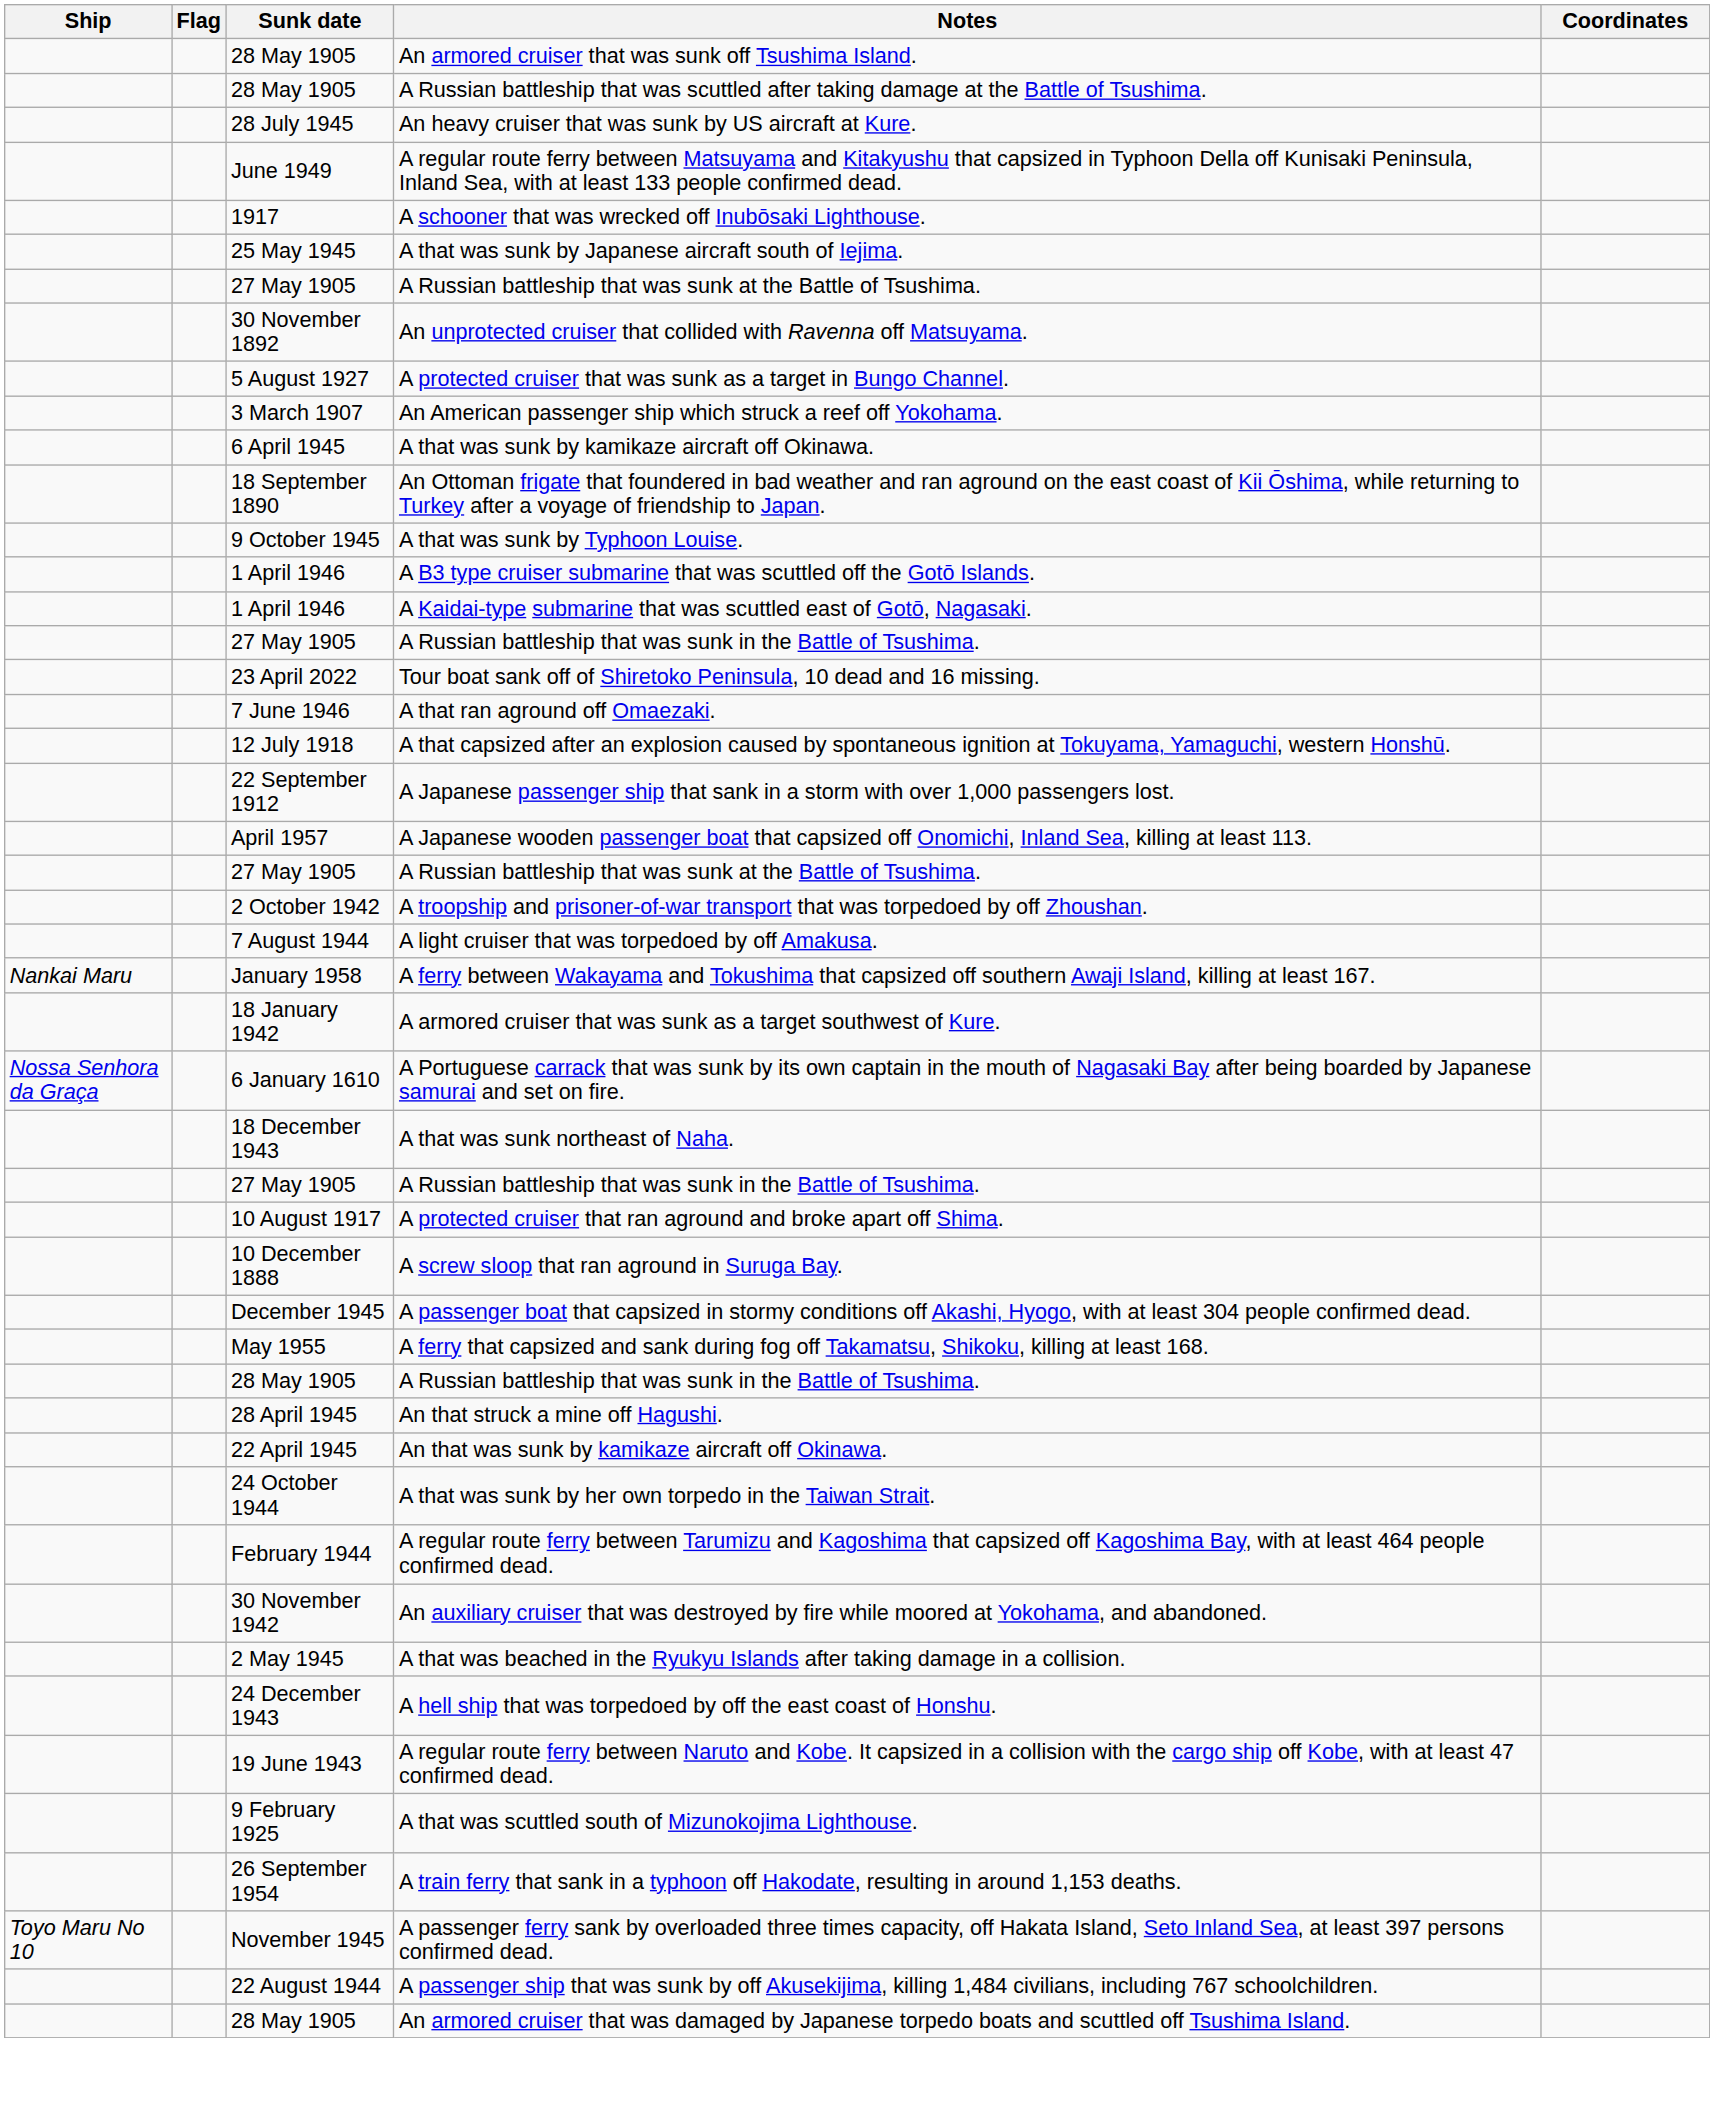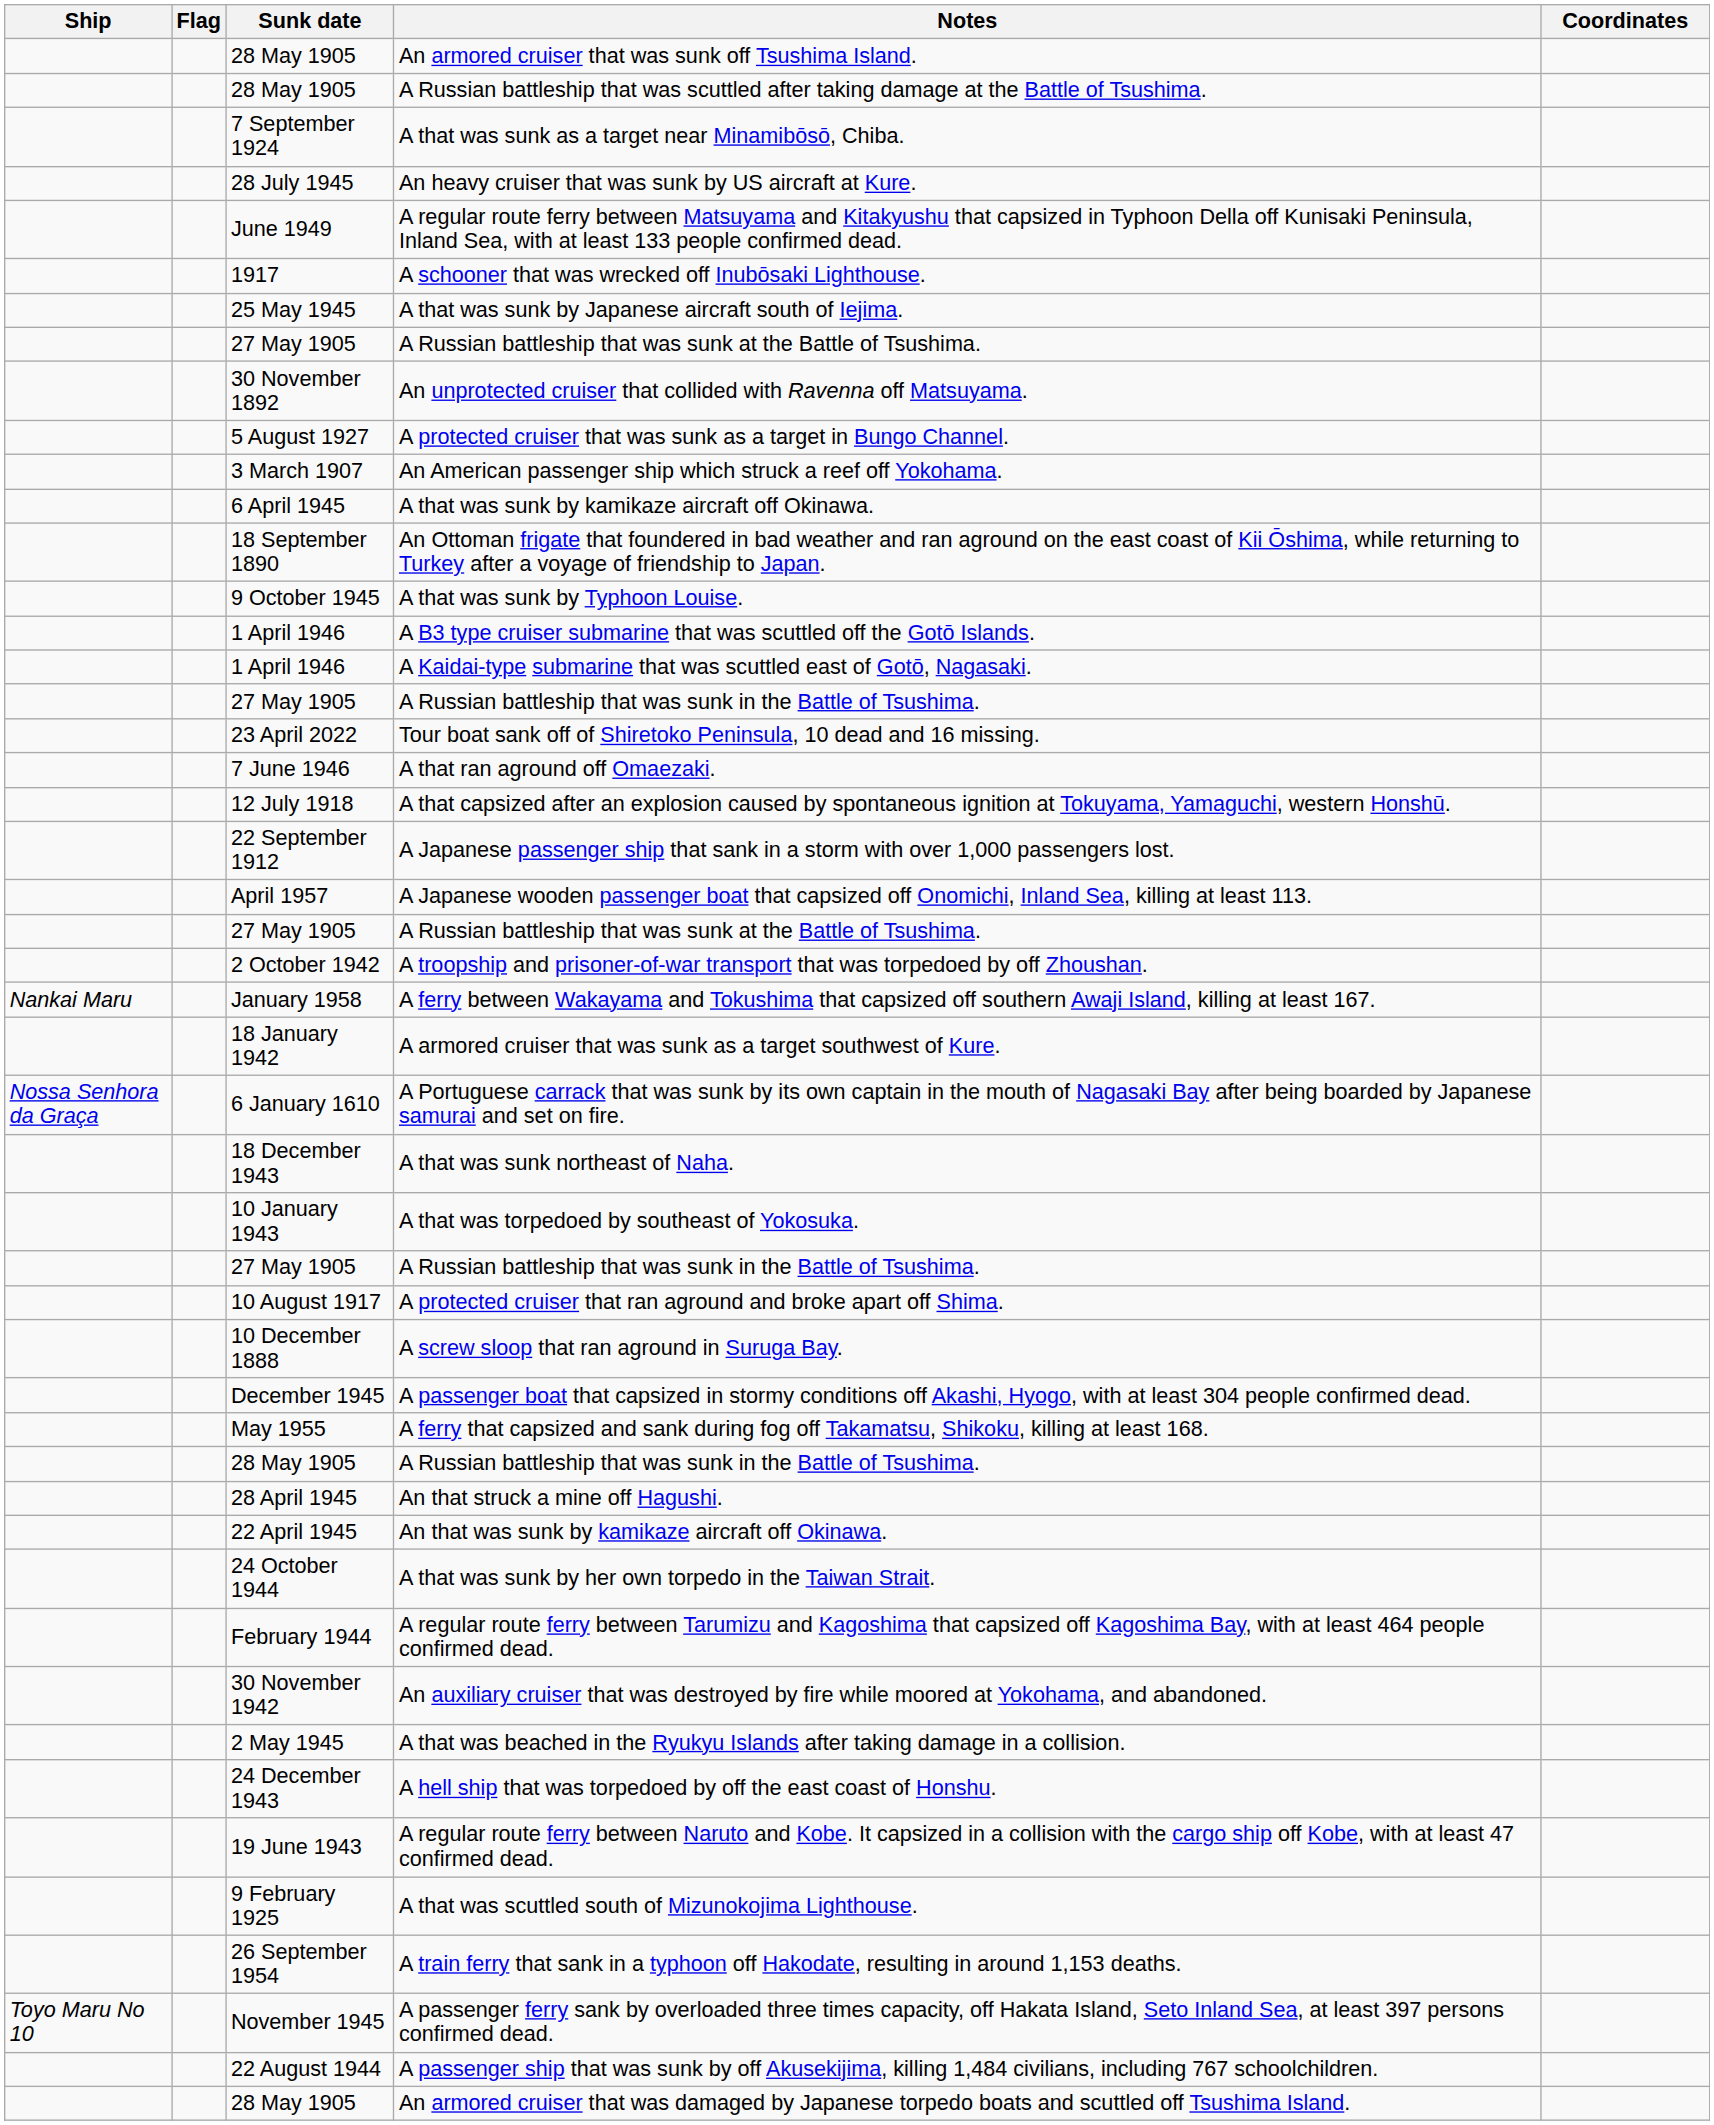+ row: (293, 136)
- row: (300, 940)
+ row: (284, 1221)
